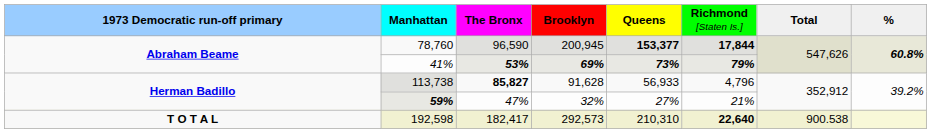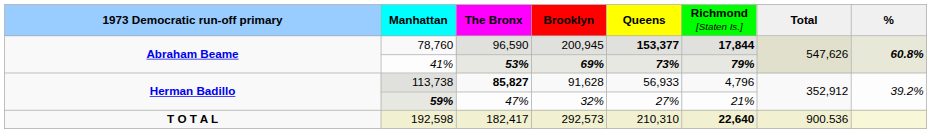(827, 119) 900.538 -> (827, 119) 900.536
